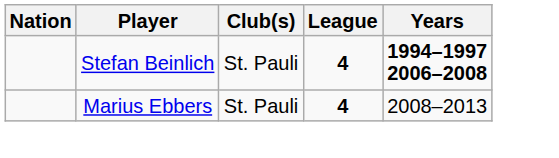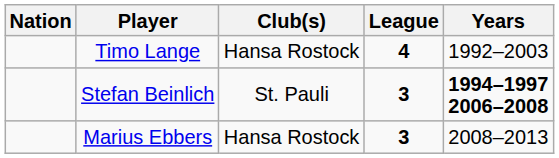+ row: (148, 52)
(343, 63) 4 -> (404, 94) 3
(261, 105) St. Pauli -> (292, 137) Hansa Rostock
(343, 105) 4 -> (404, 137) 3
